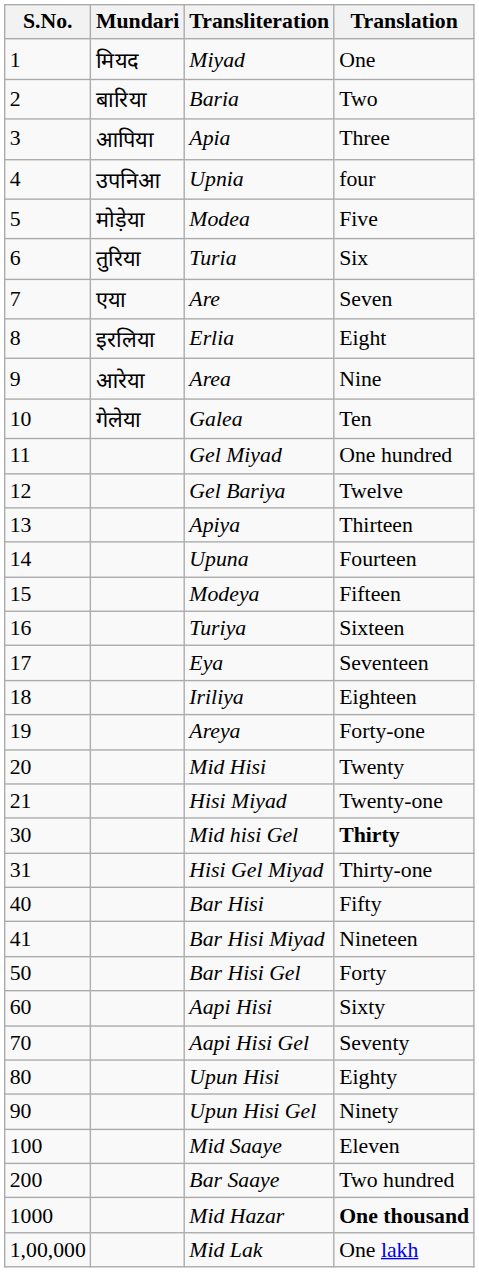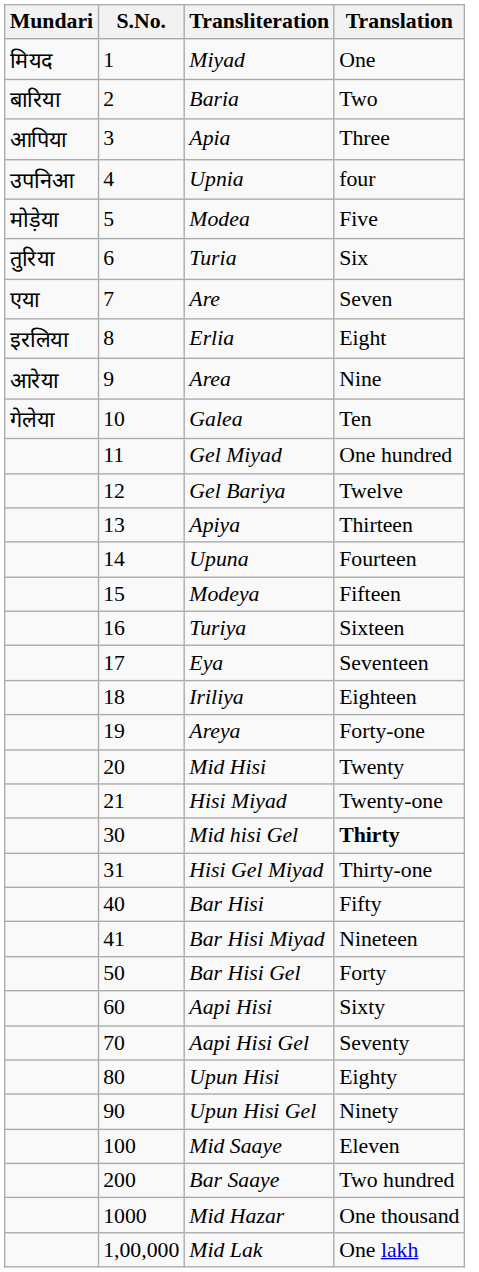columns swapped: (48, 21) <-> (138, 21)
(404, 1214) bold -> (399, 1214) normal
